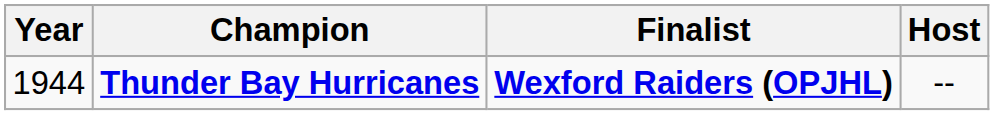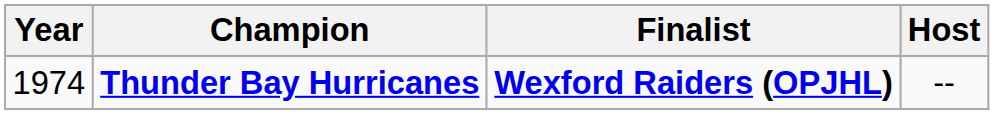(49, 82) 1944 -> (49, 82) 1974
